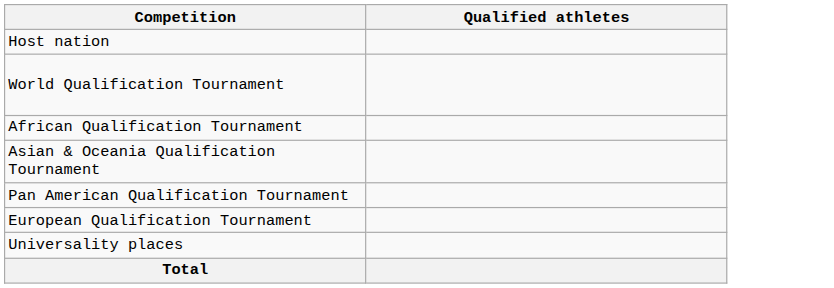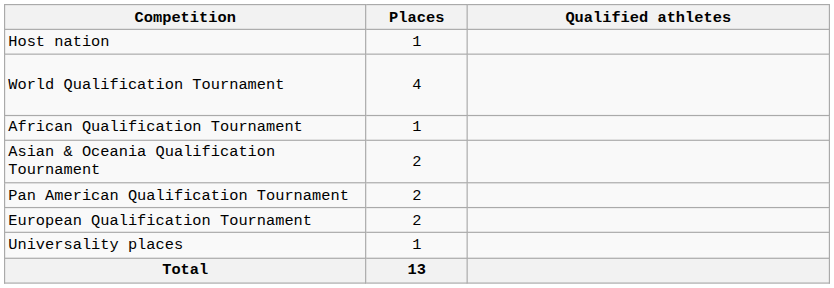+ column: (417, 17)
